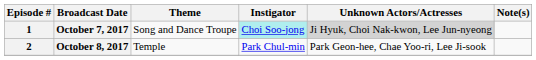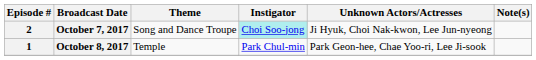(29, 30) 1 -> (29, 30) 2
(401, 30) lightgrey background -> (401, 30) no background
(29, 47) 2 -> (29, 47) 1
